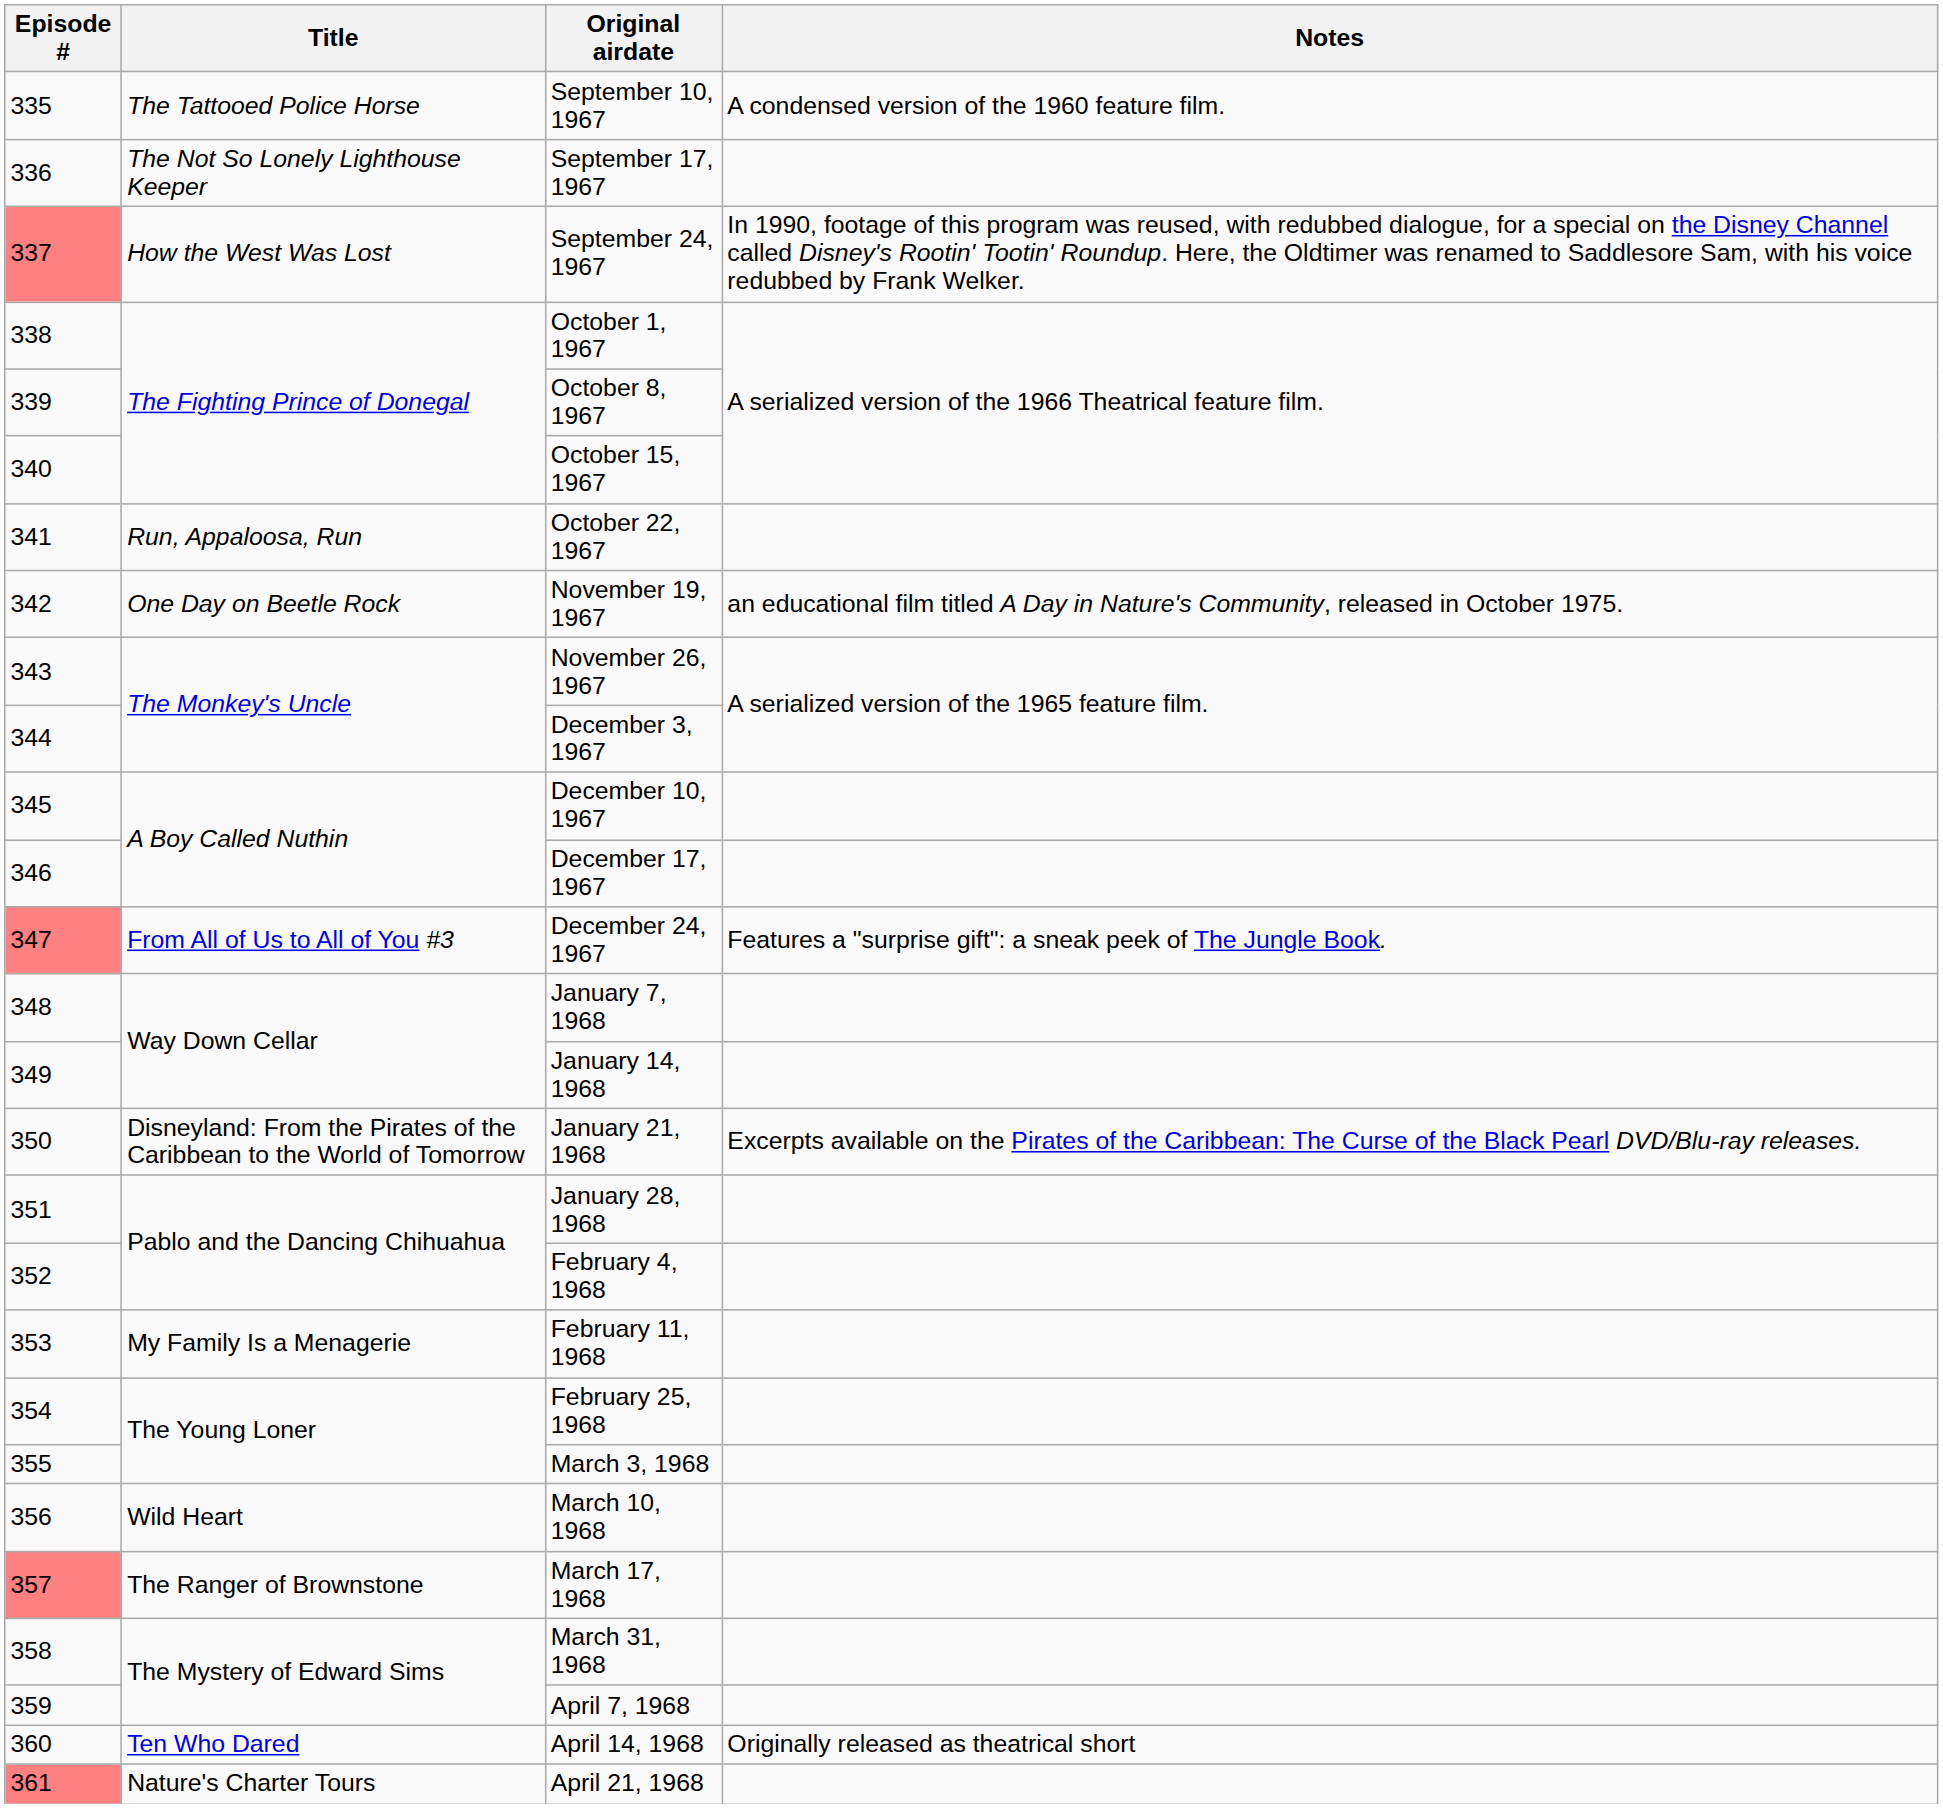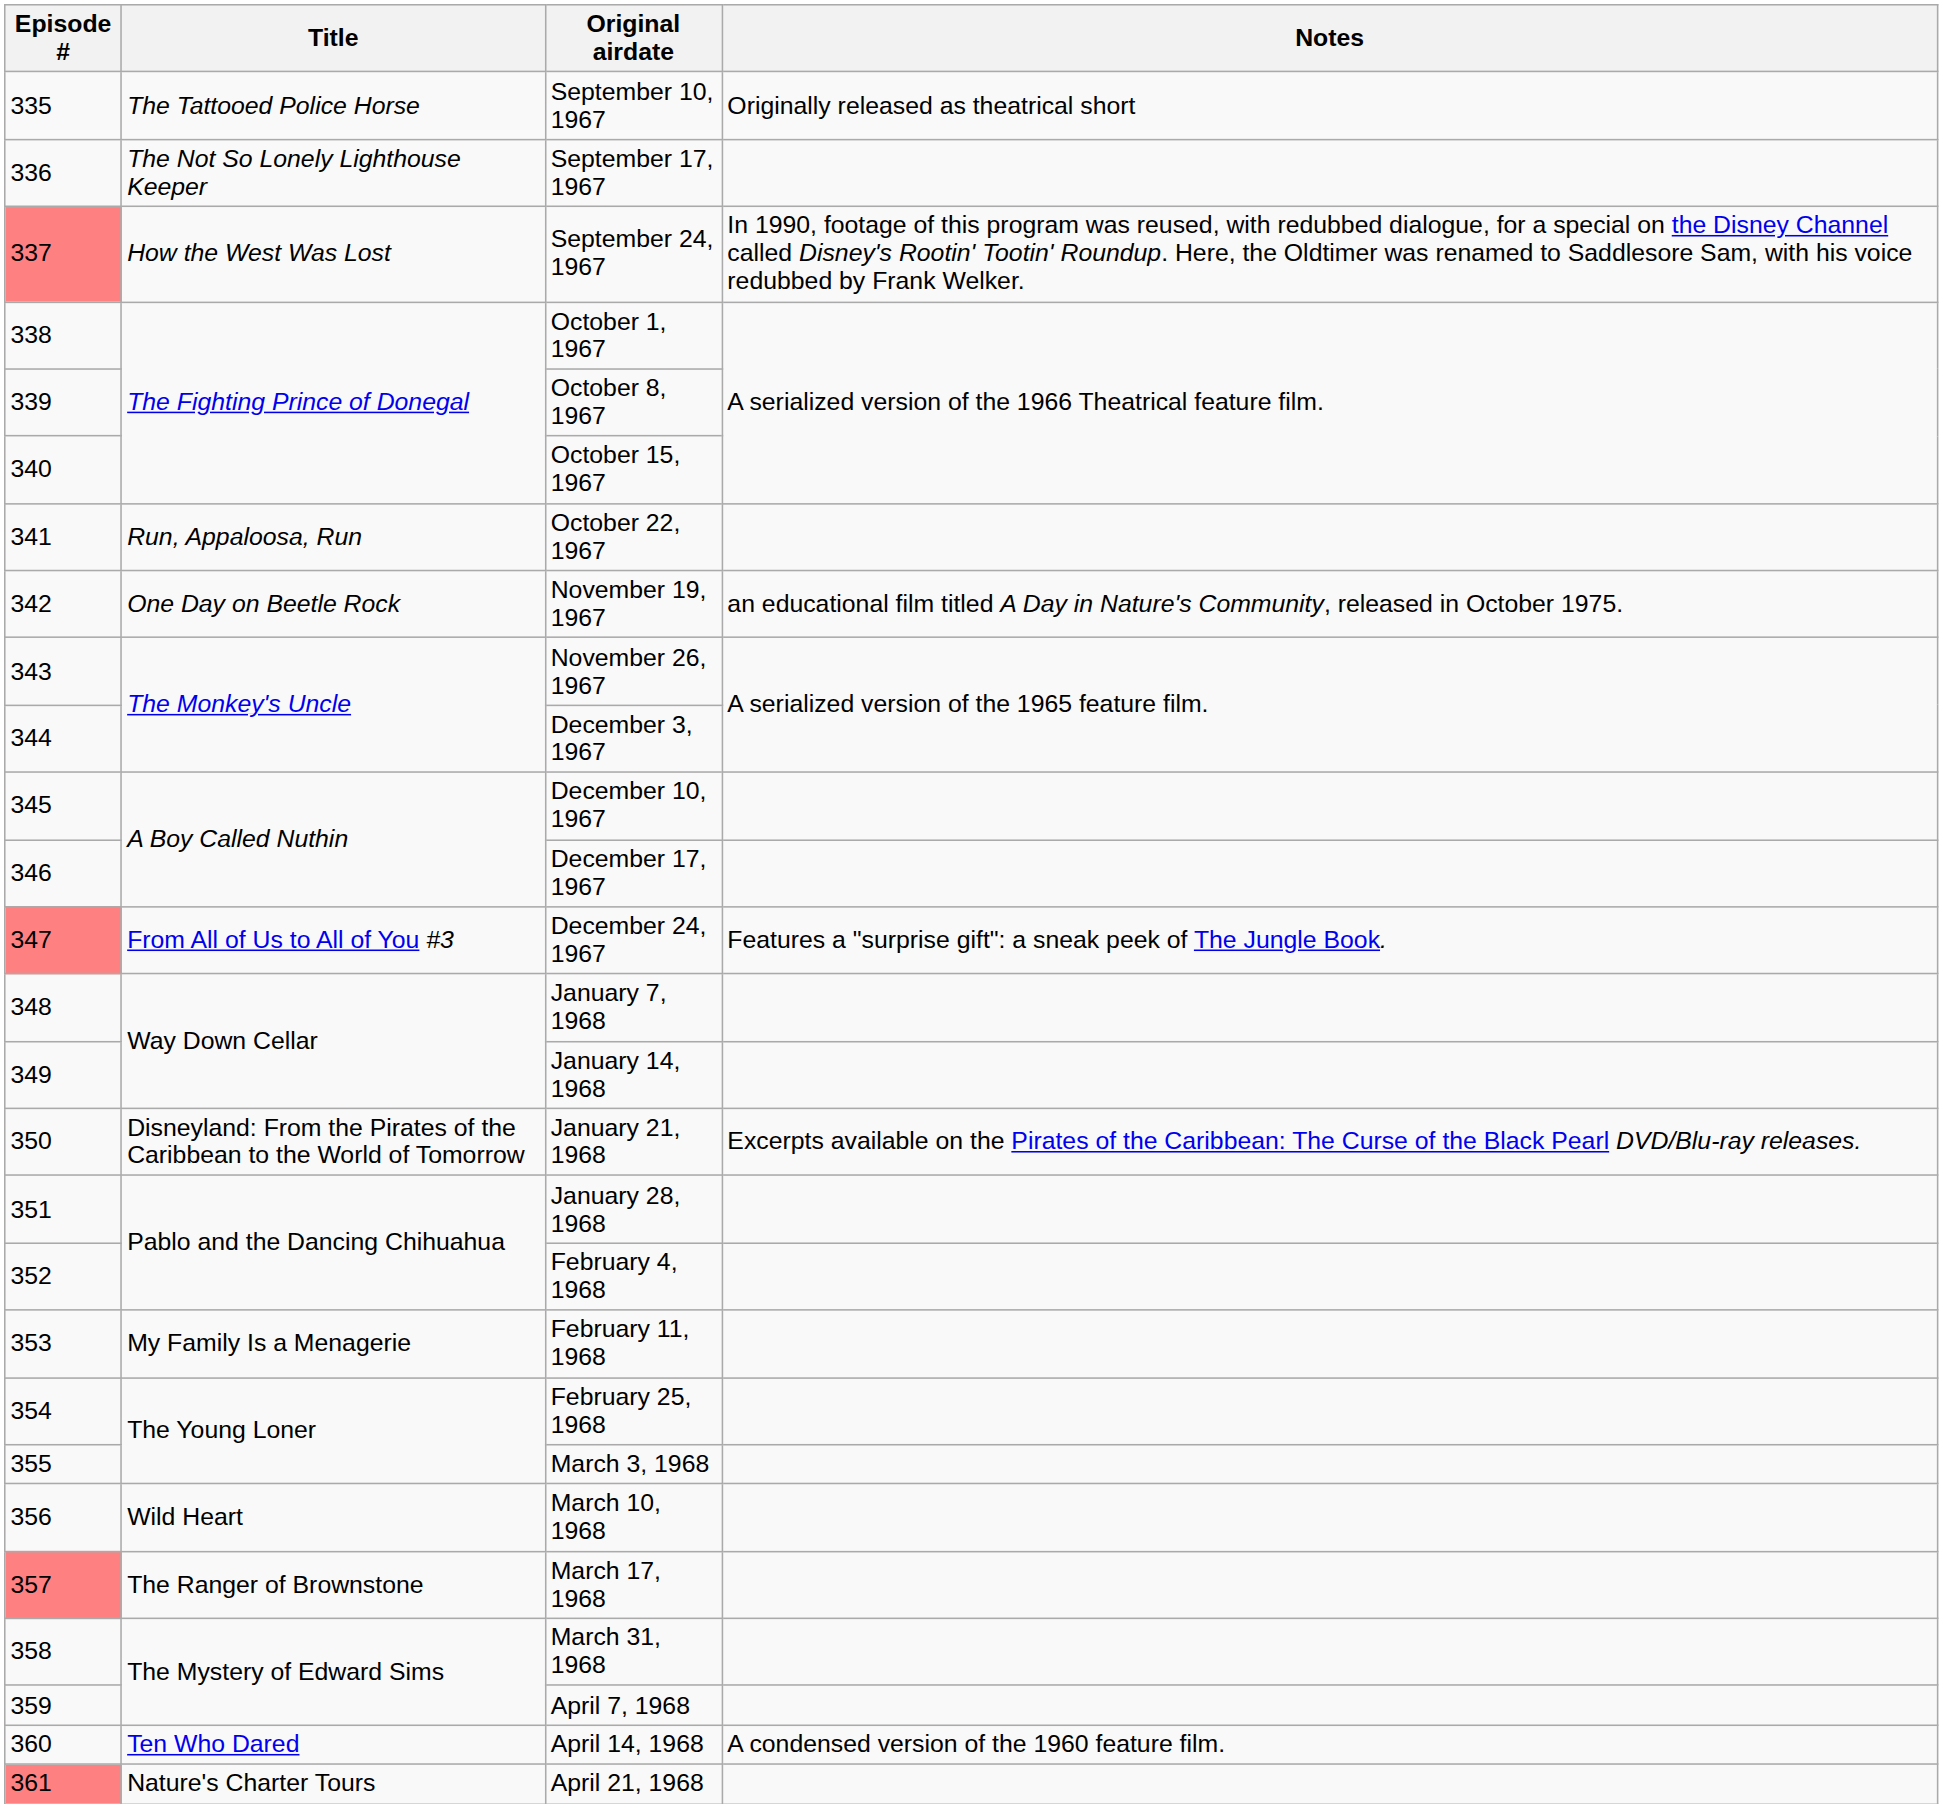(976, 105) A condensed version of the 1960 feature film. -> (931, 105) Originally released as theatrical short
(931, 1744) Originally released as theatrical short -> (976, 1744) A condensed version of the 1960 feature film.
